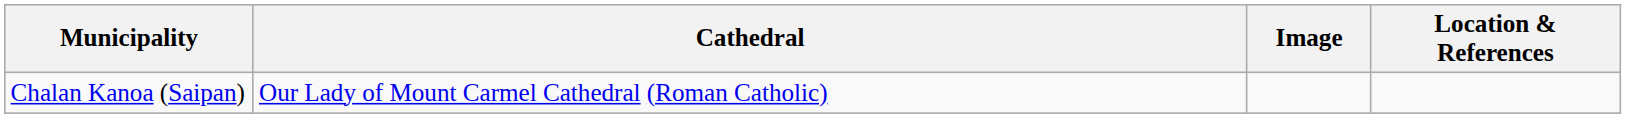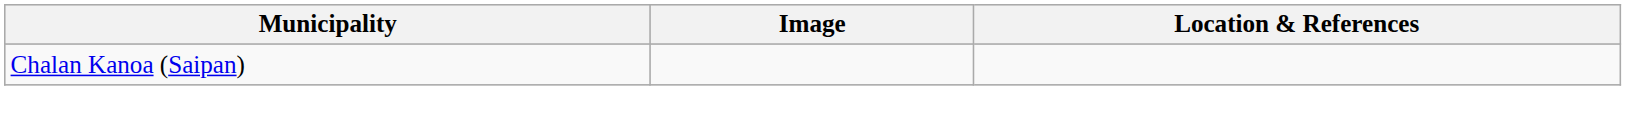- column: (750, 38)
